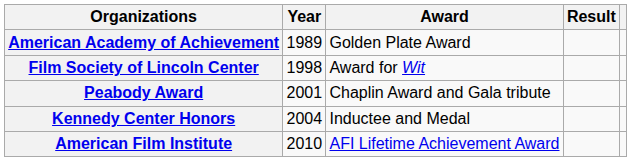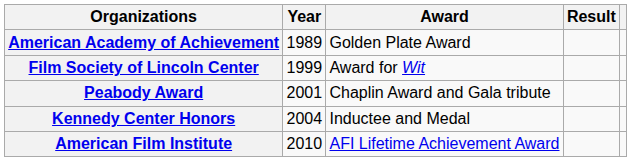(304, 67) 1998 -> (304, 67) 1999
